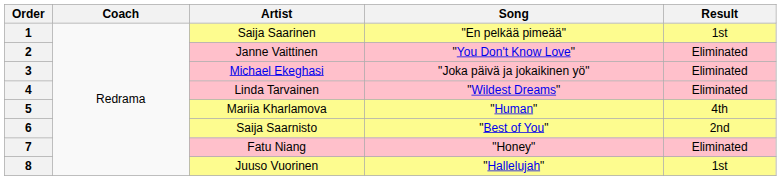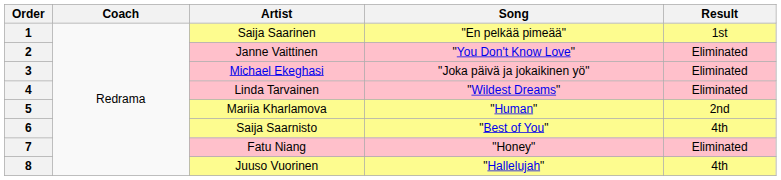(720, 109) 4th -> (720, 109) 2nd
(720, 128) 2nd -> (720, 128) 4th
(720, 166) 1st -> (720, 166) 4th
